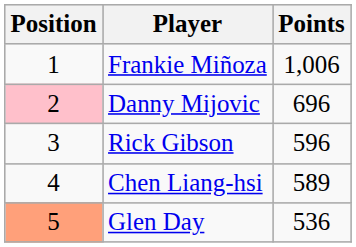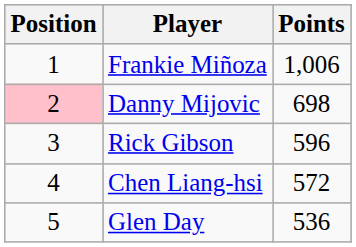(312, 103) 696 -> (312, 103) 698
(312, 182) 589 -> (312, 182) 572
(54, 222) lightsalmon background -> (54, 222) no background
